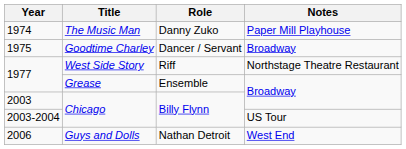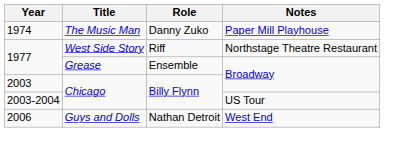- row: (19, 48)
